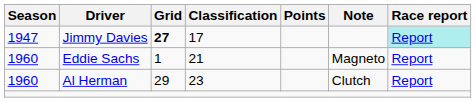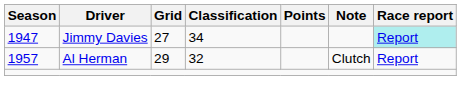(162, 37) bold -> (162, 37) normal
(196, 37) 17 -> (196, 37) 34
- row: (101, 59)
(23, 80) 1960 -> (23, 59) 1957
(196, 80) 23 -> (196, 59) 32
